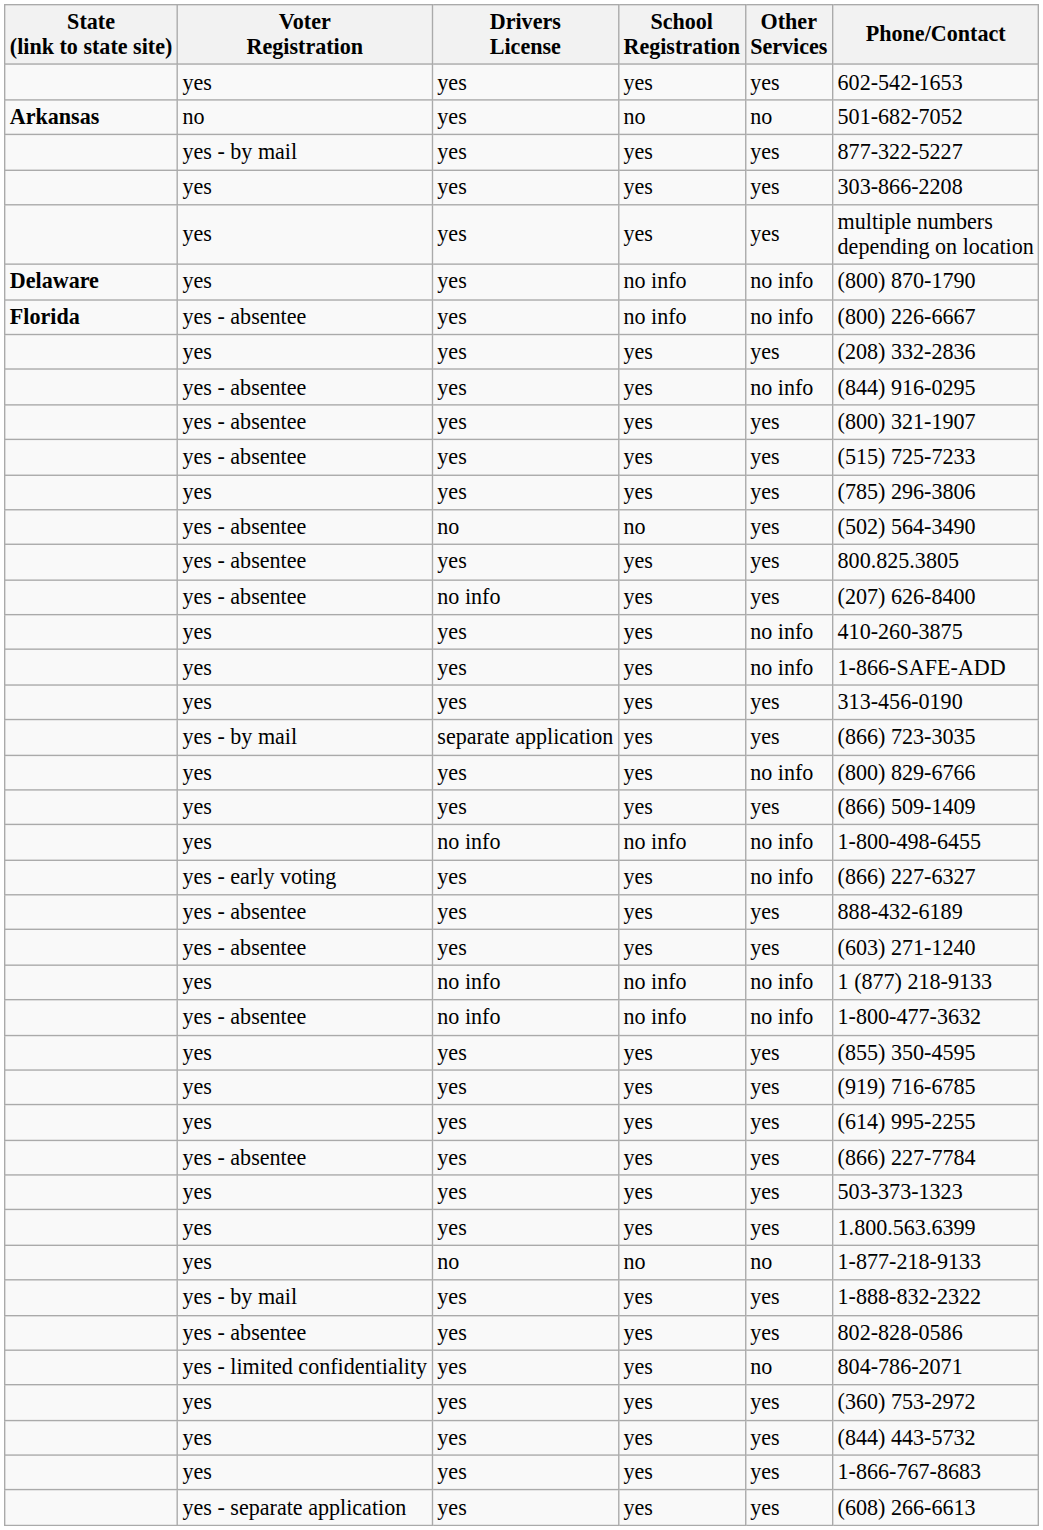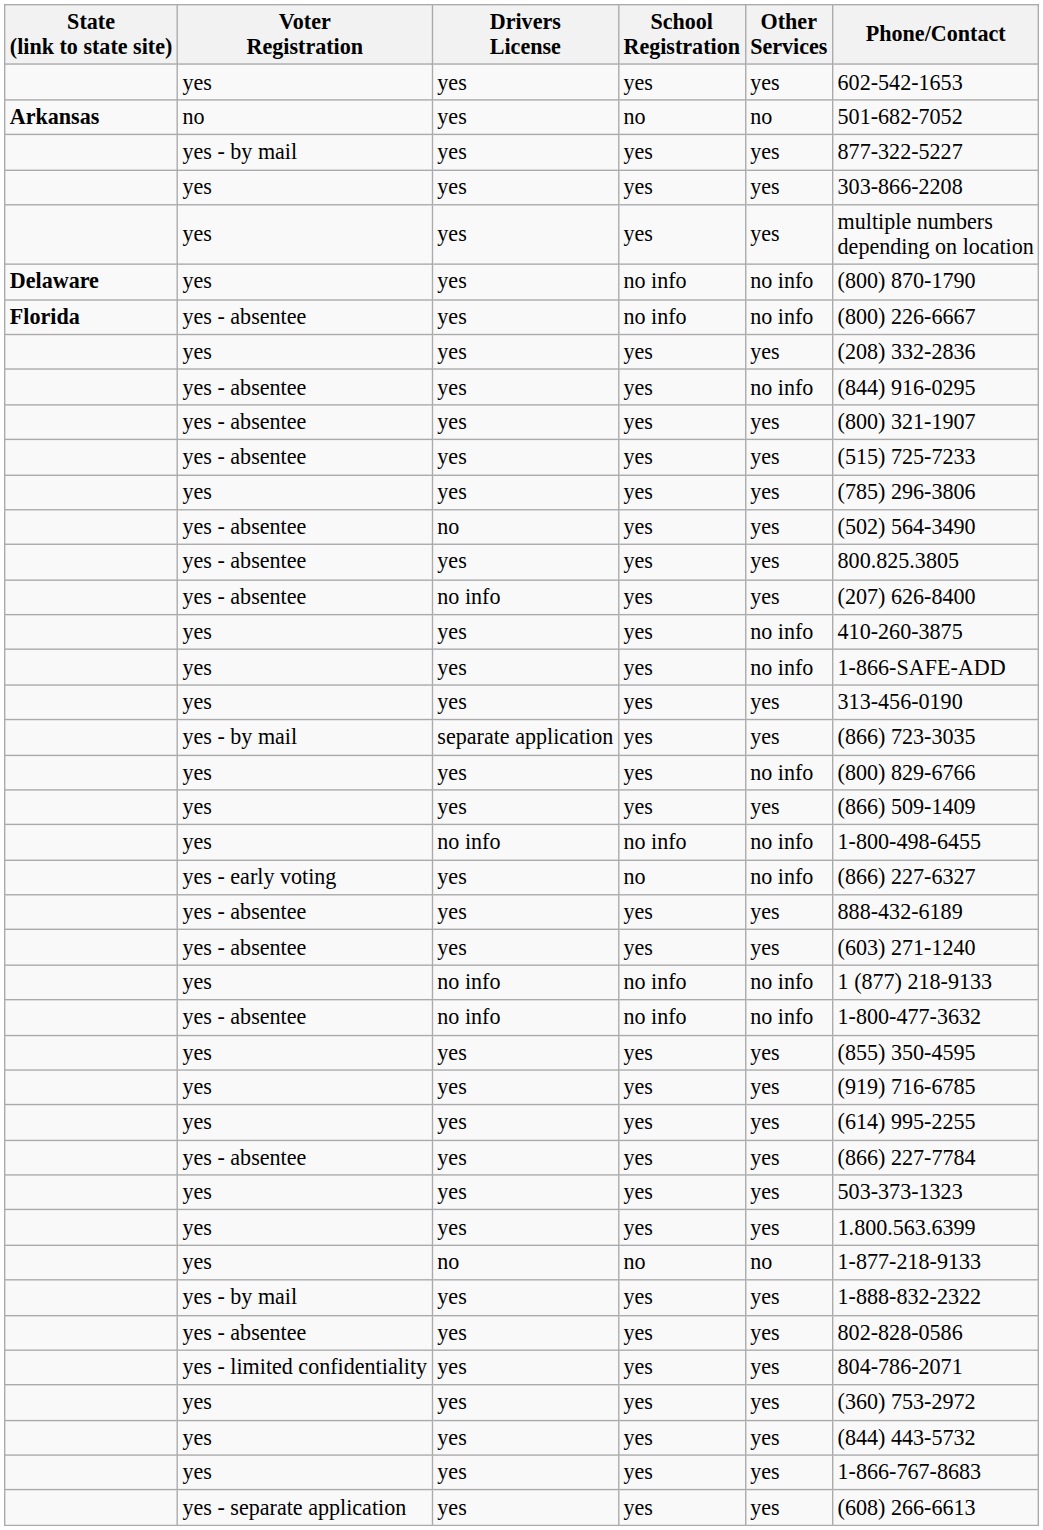(634, 526) no -> (638, 526) yes
(638, 877) yes -> (634, 877) no
(761, 1367) no -> (765, 1367) yes
